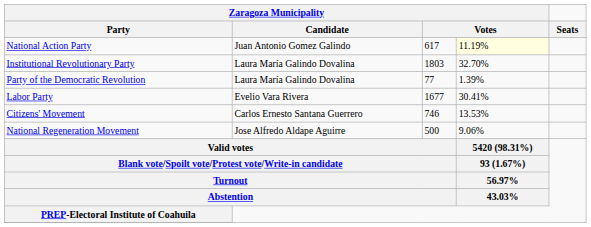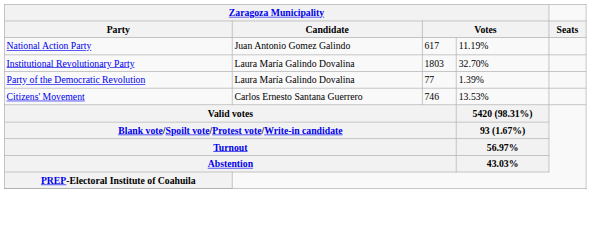(474, 46) lightyellow background -> (474, 46) no background
- row: (30, 97)
- row: (73, 130)
